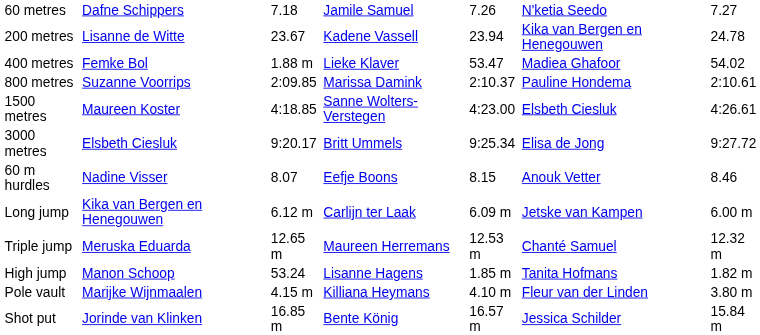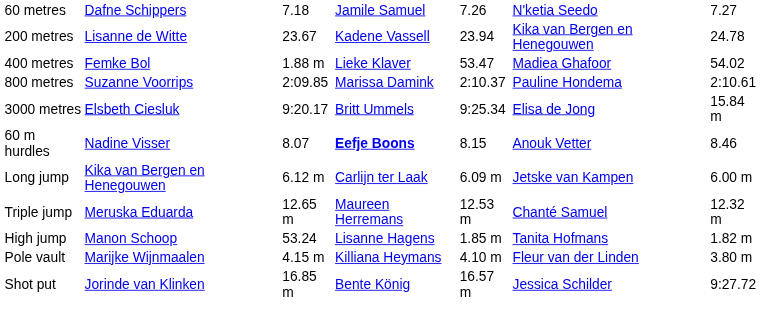- row: (26, 109)
(733, 143) 9:27.72 -> (727, 109) 15.84 m
(360, 178) normal -> (375, 143) bold
(728, 319) 15.84 m -> (733, 284) 9:27.72
